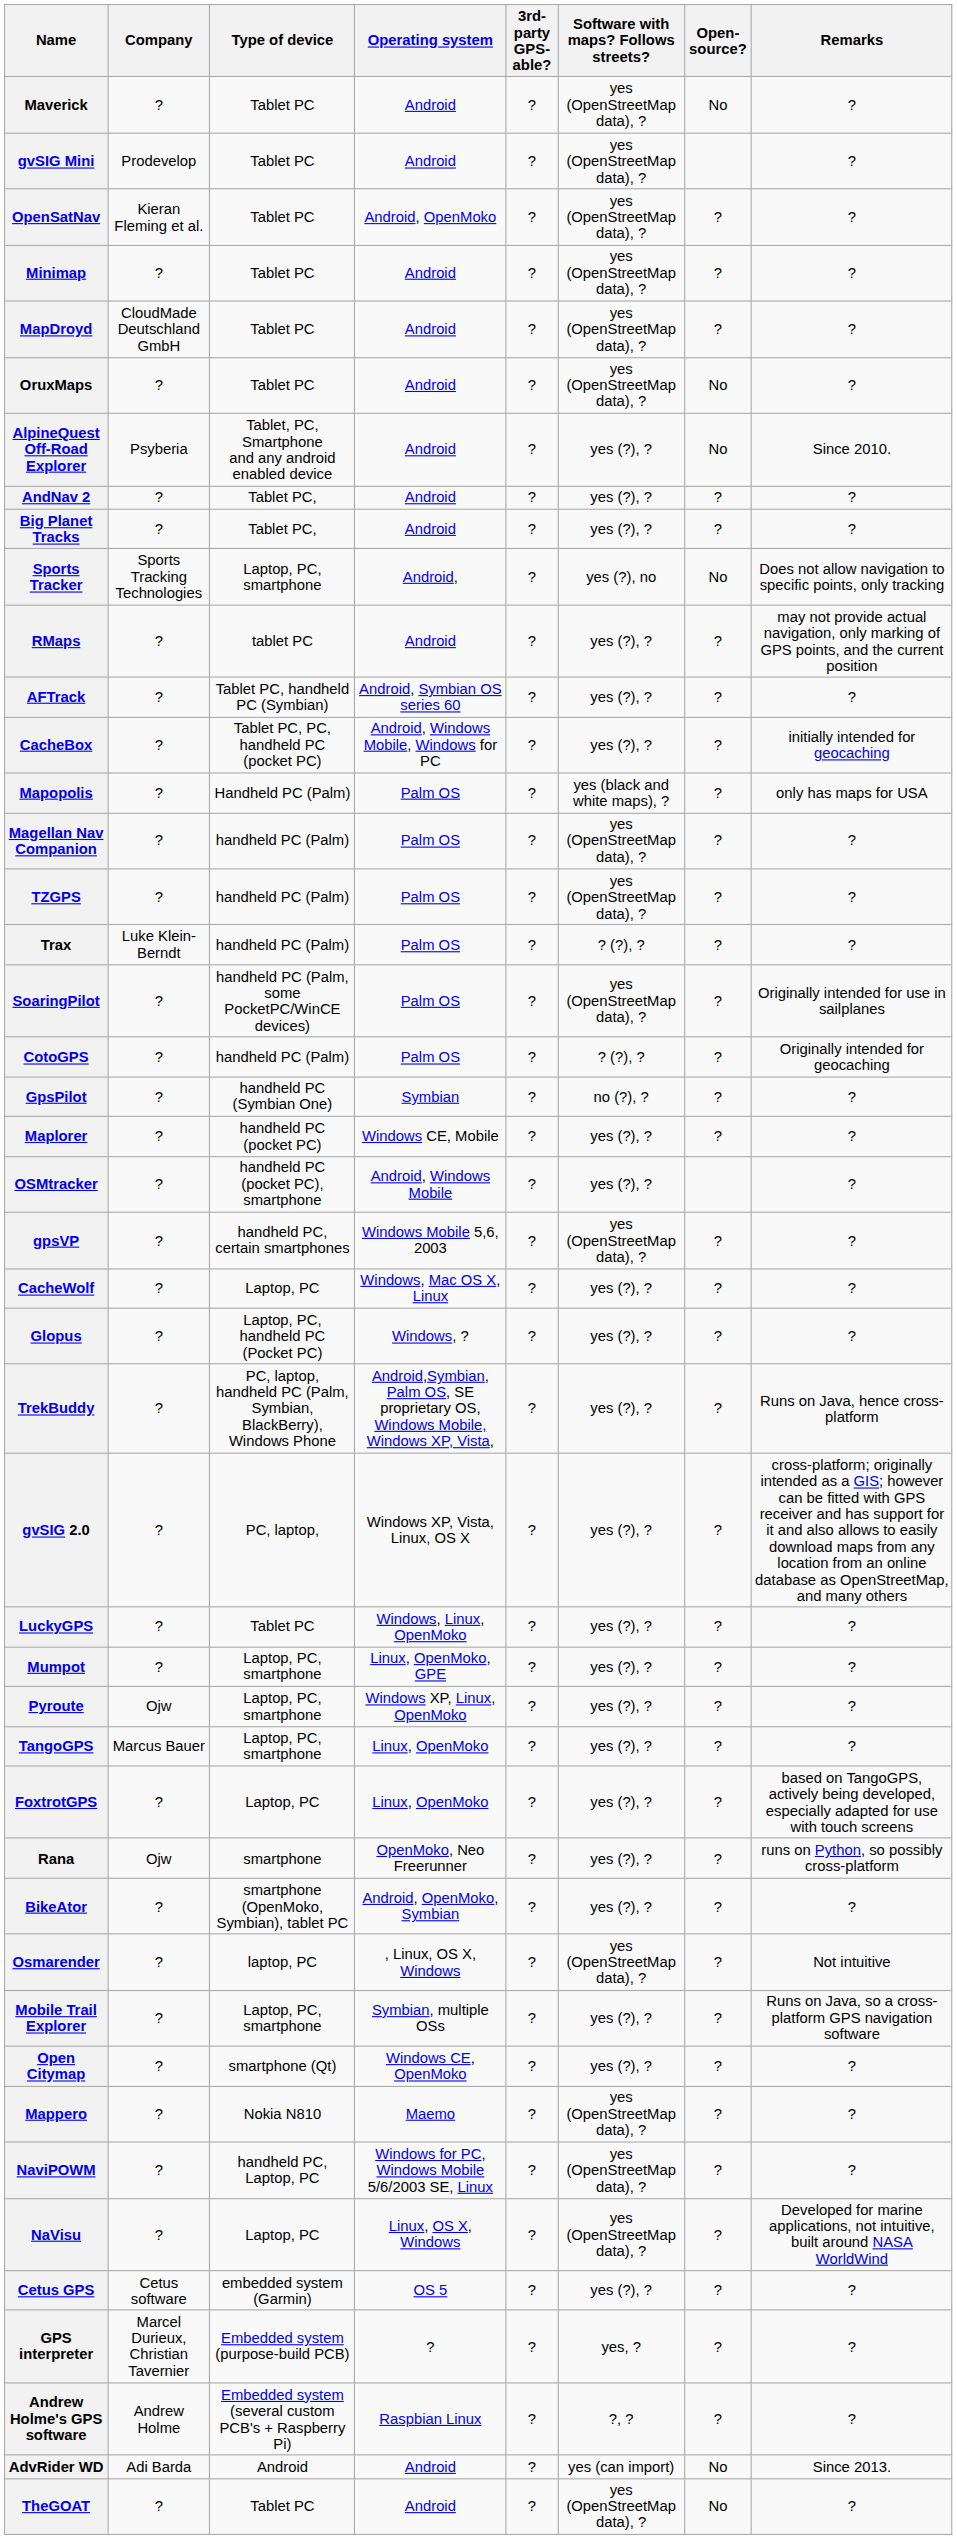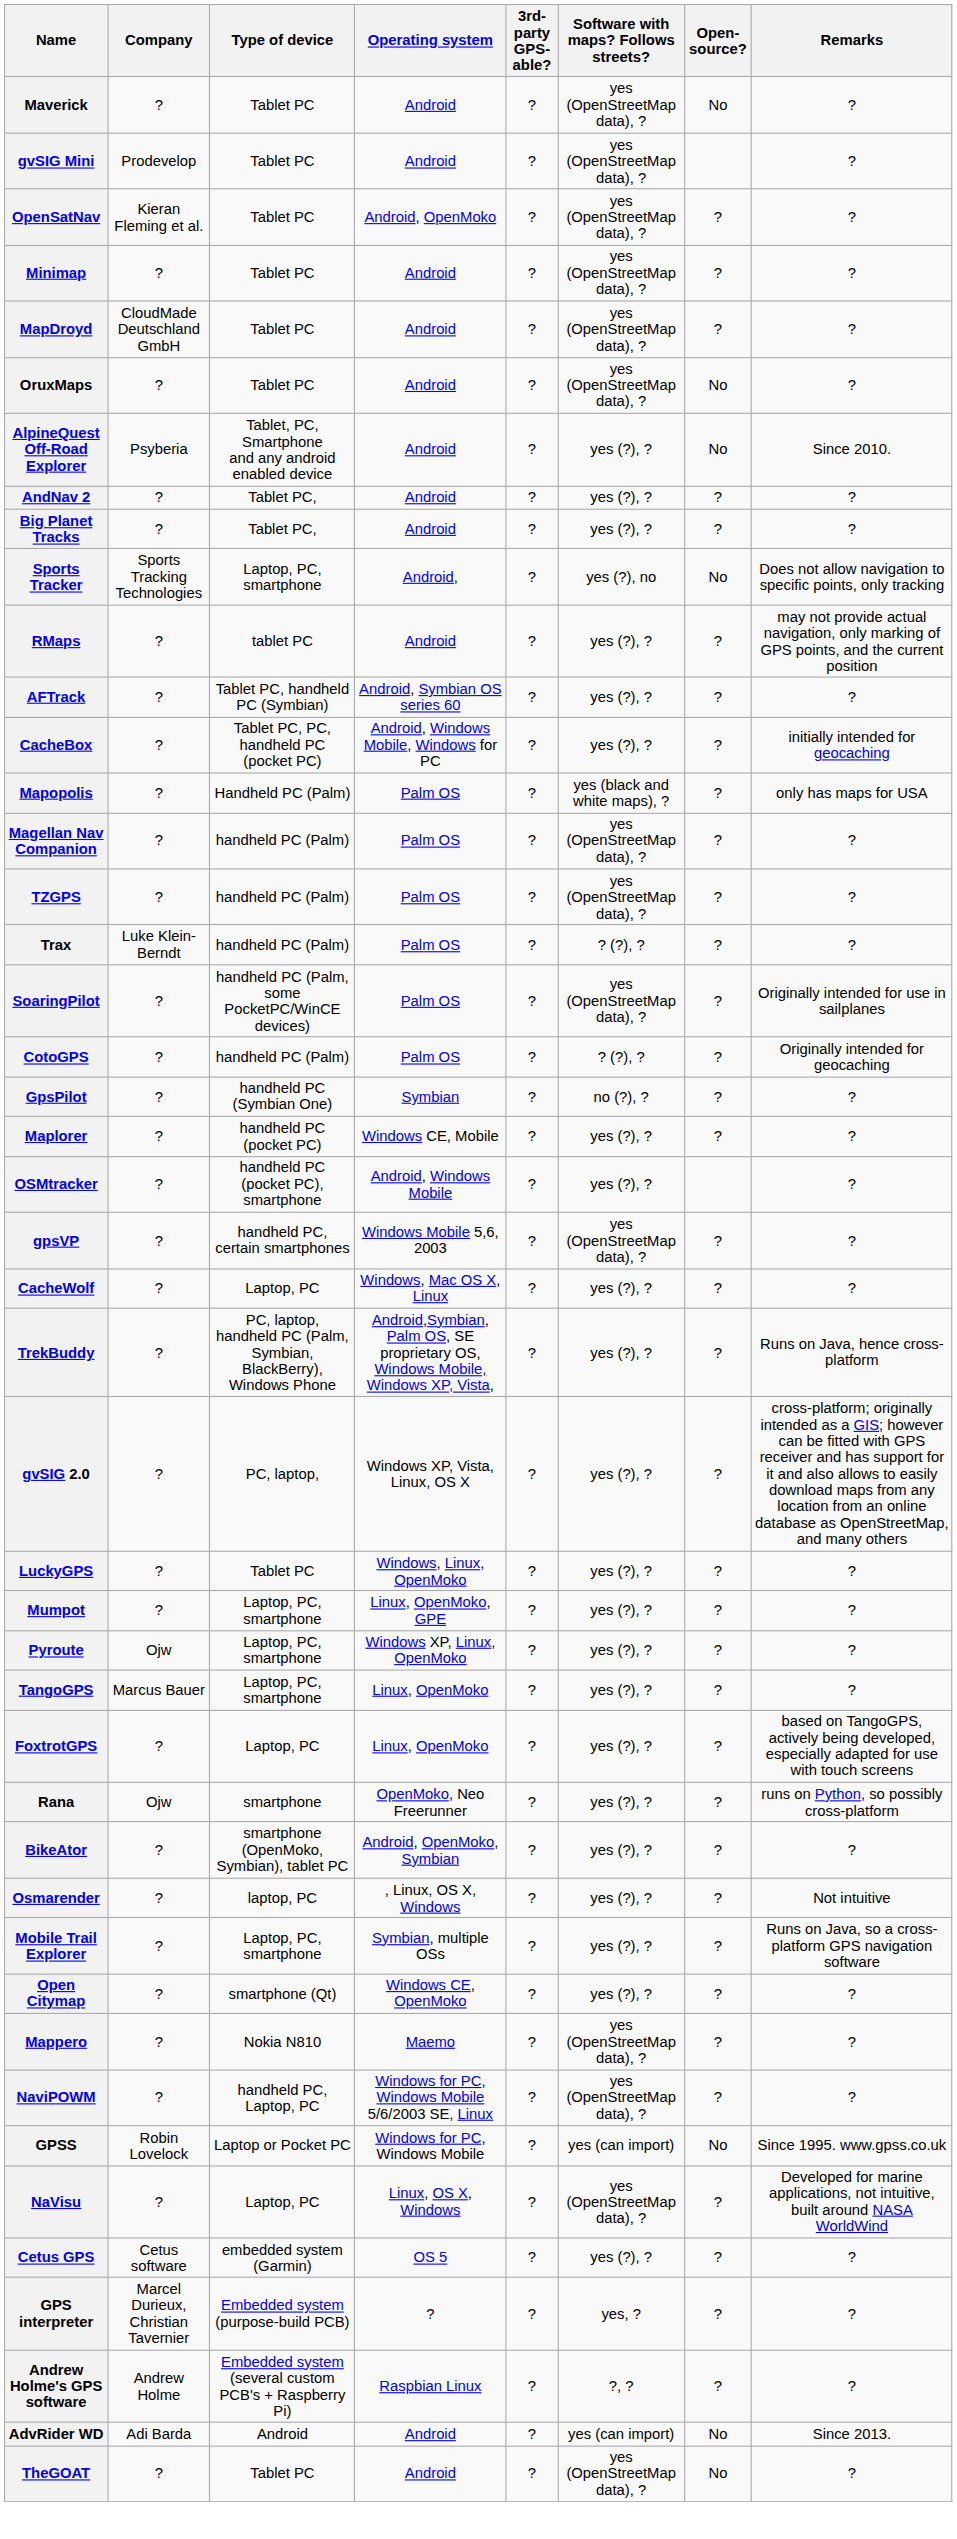- row: (56, 1336)
(621, 1962) yes (OpenStreetMap data), ? -> (621, 1898) yes (?), ?
+ row: (56, 2145)
